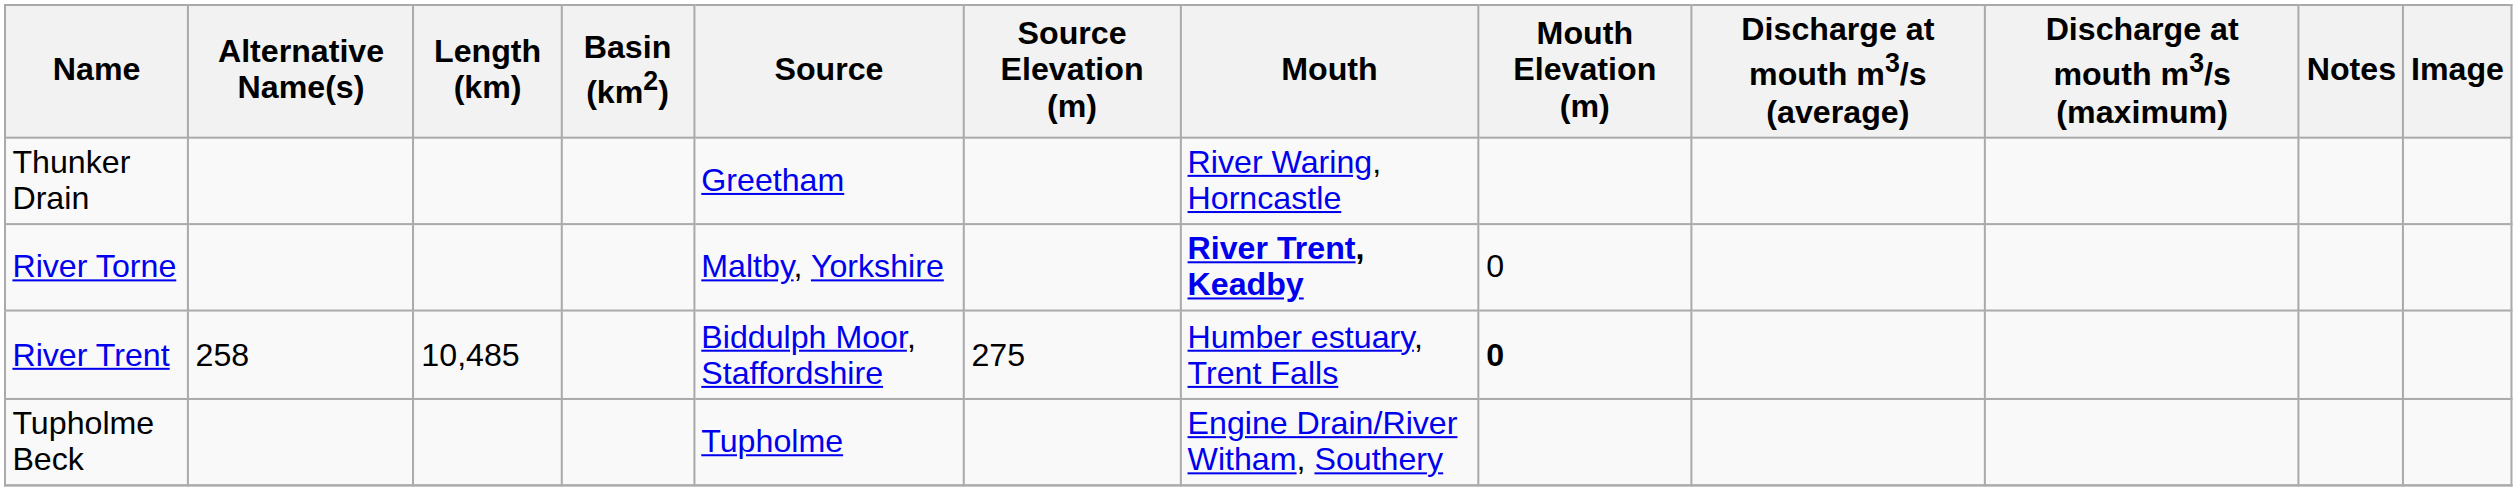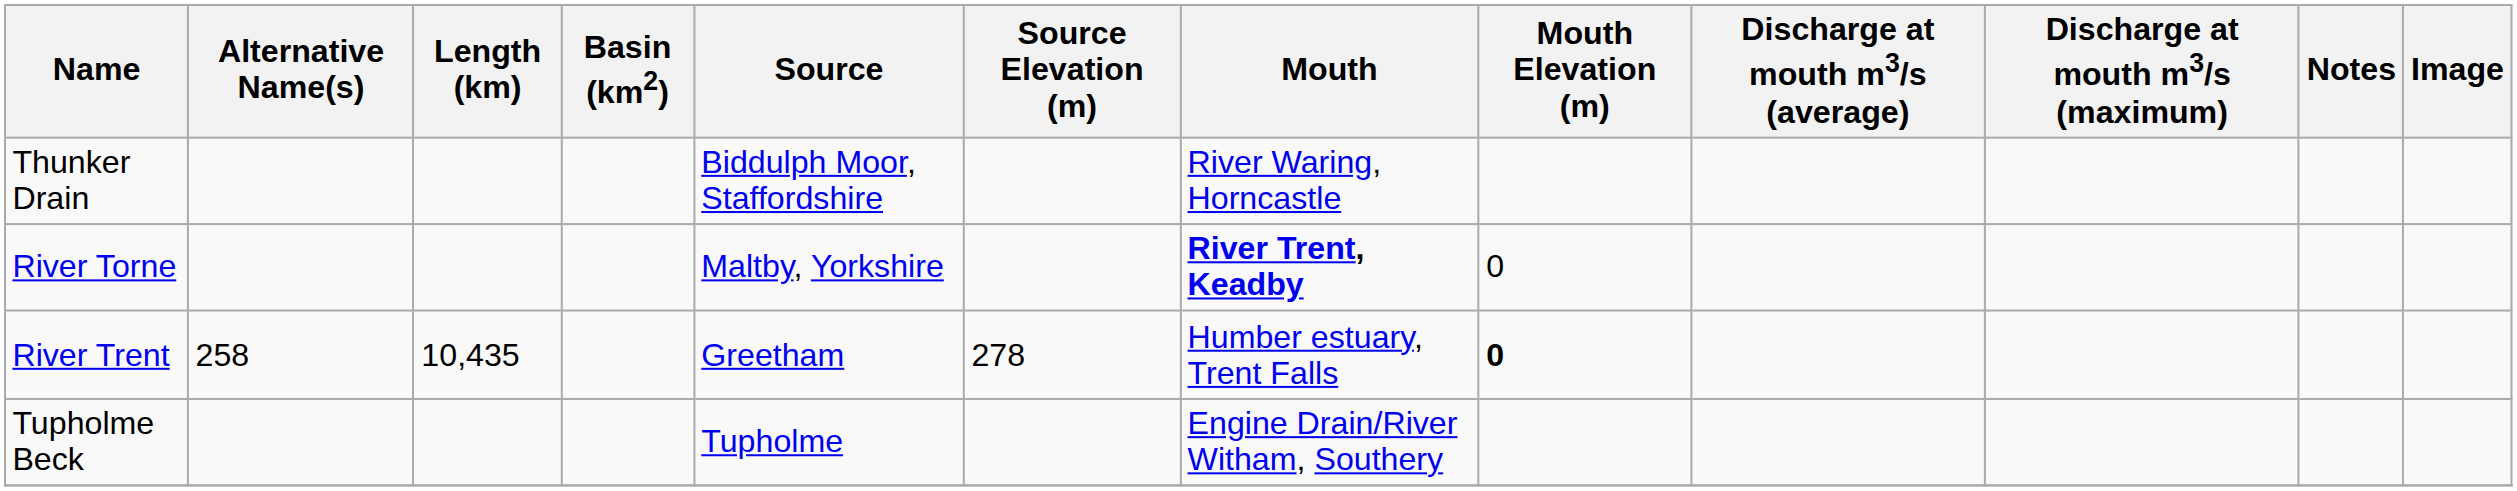(773, 180) Greetham -> (809, 180) Biddulph Moor, Staffordshire
(471, 354) 10,485 -> (471, 354) 10,435
(809, 354) Biddulph Moor, Staffordshire -> (773, 354) Greetham
(998, 354) 275 -> (998, 354) 278
